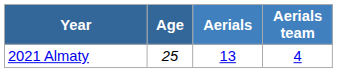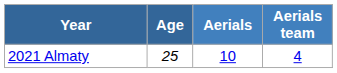(228, 56) 13 -> (228, 56) 10
